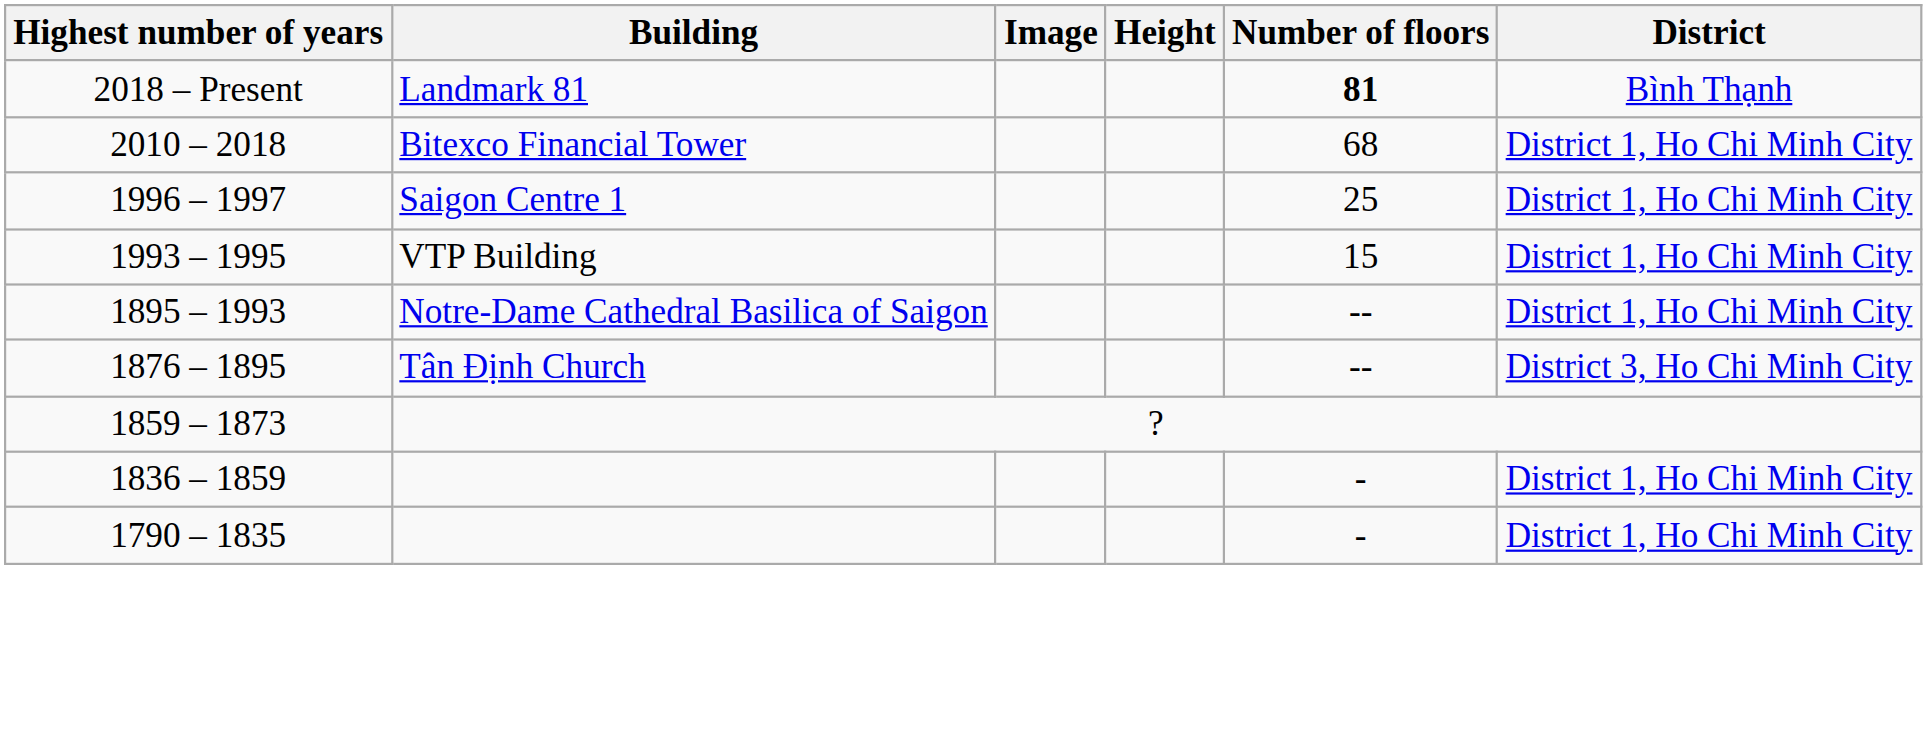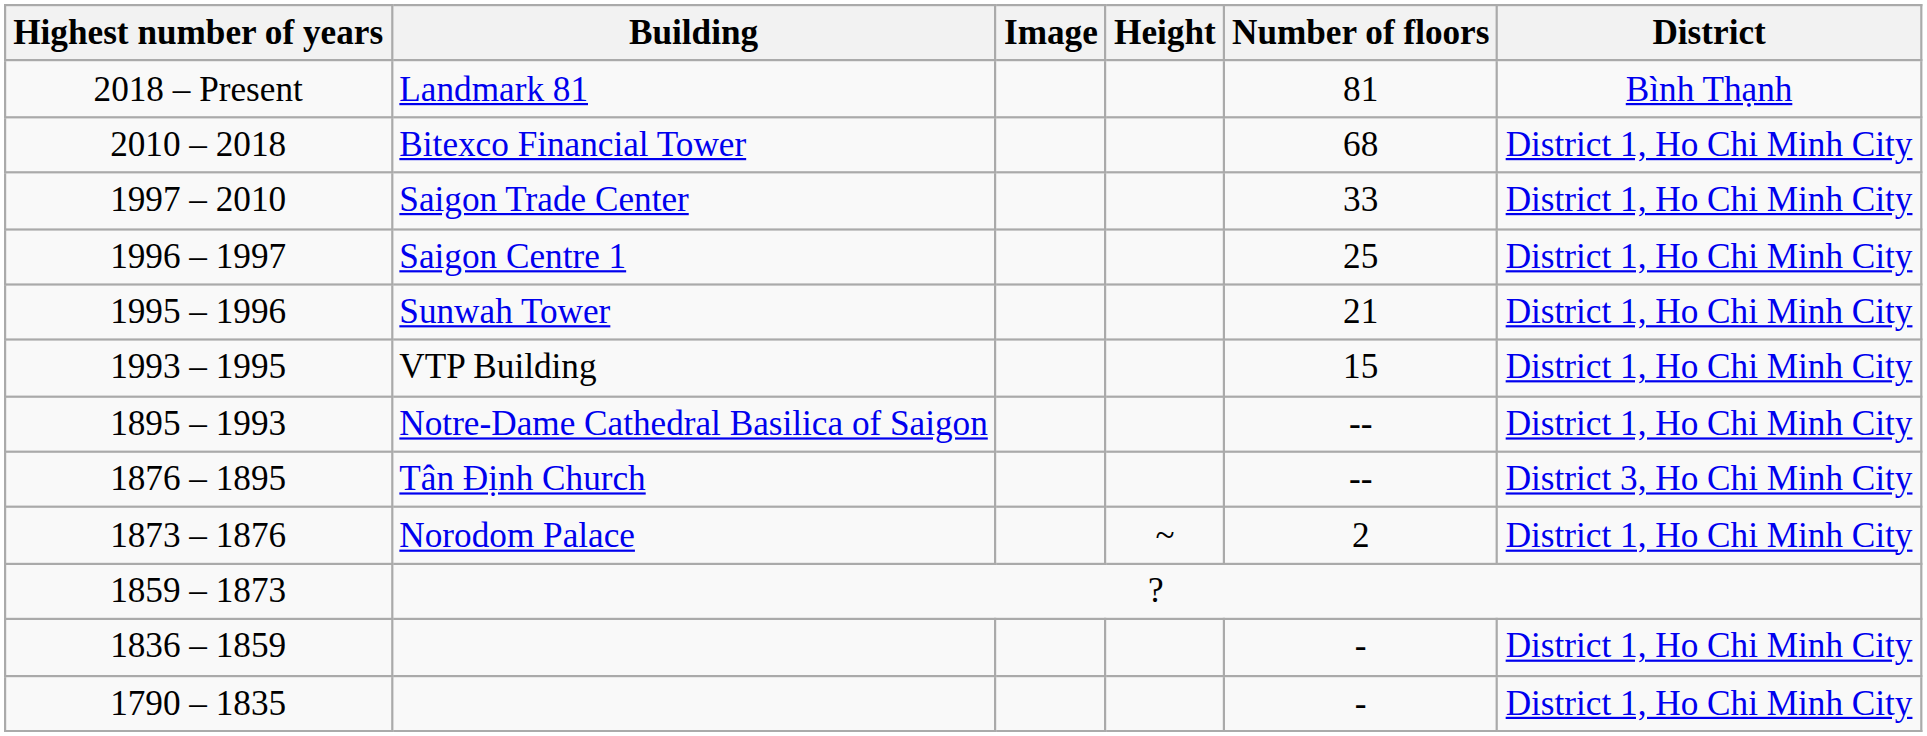(1361, 88) bold -> (1361, 88) normal
+ row: (198, 199)
+ row: (198, 311)
+ row: (198, 534)
